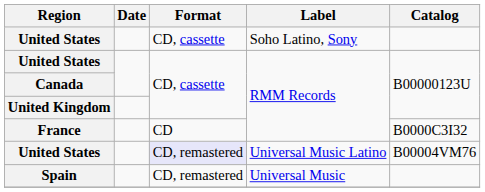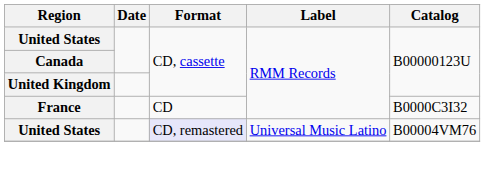- row: (59, 38)
- row: (59, 175)
